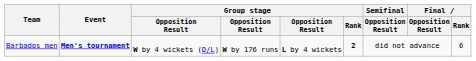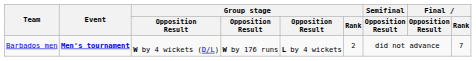(353, 45) bold -> (353, 45) normal
(461, 45) 6 -> (461, 45) 7
